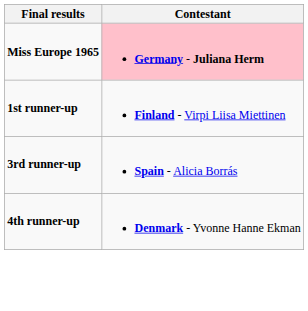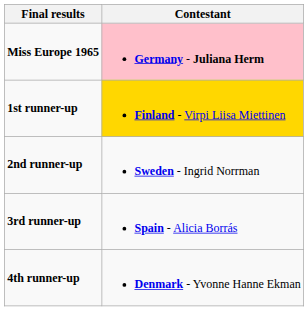(203, 115) no background -> (203, 115) gold background
+ row: (45, 164)
